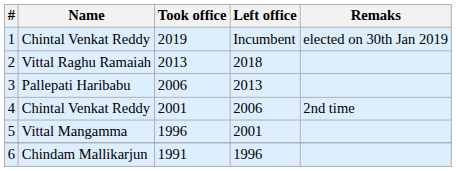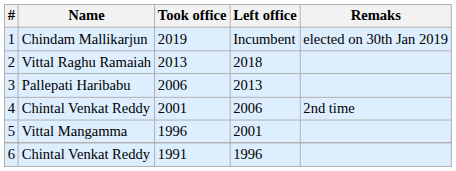(86, 39) Chintal Venkat Reddy -> (85, 39) Chindam Mallikarjun
(85, 154) Chindam Mallikarjun -> (86, 154) Chintal Venkat Reddy
